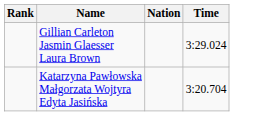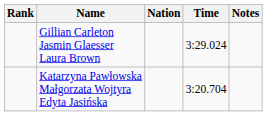+ column: (246, 13)
